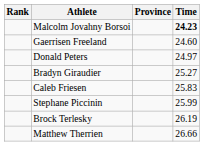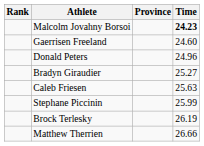(186, 57) 24.97 -> (186, 57) 24.96
(186, 88) 25.83 -> (186, 88) 25.63
